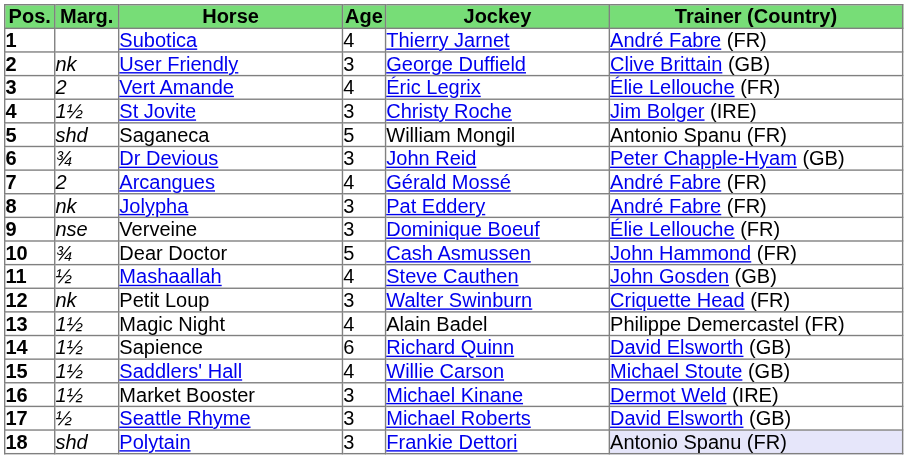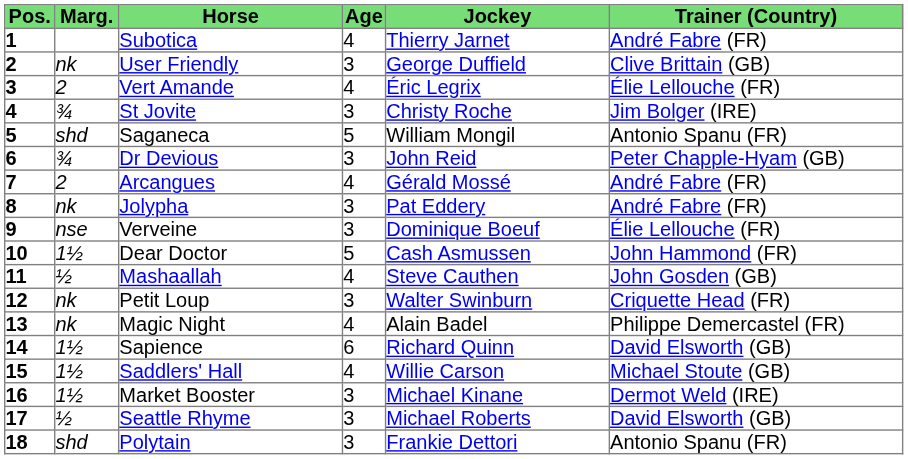(69, 111) 1½ -> (64, 111) ¾
(64, 253) ¾ -> (69, 253) 1½
(69, 324) 1½ -> (66, 324) nk
(698, 442) lavender background -> (698, 442) no background
